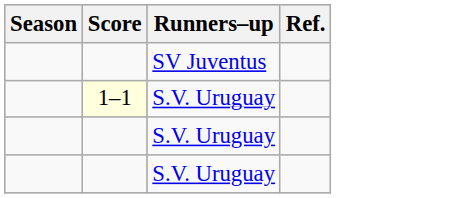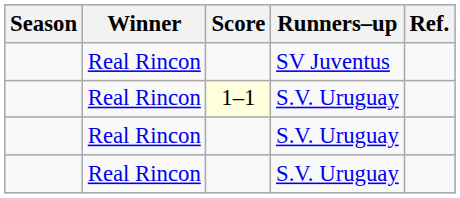+ column: (144, 23)
